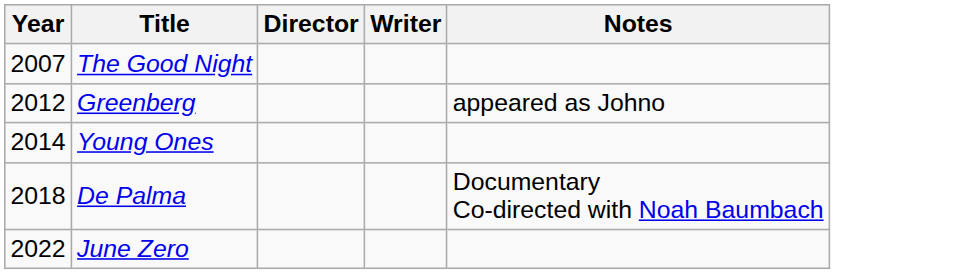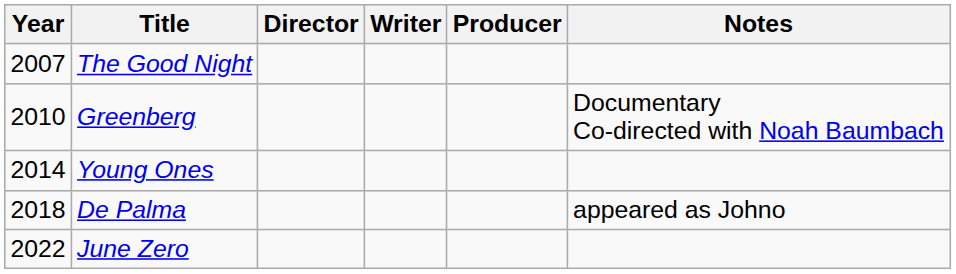+ column: (507, 24)
(38, 102) 2012 -> (38, 116) 2010
(559, 102) appeared as Johno -> (758, 116) Documentary Co-directed with Noah Baumbach
(638, 195) Documentary Co-directed with Noah Baumbach -> (679, 209) appeared as Johno
